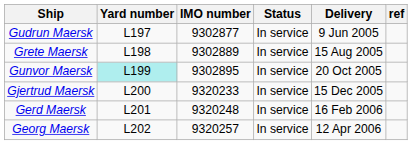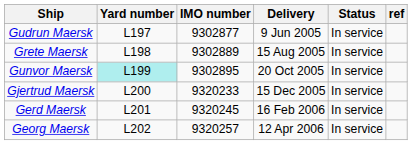columns swapped: (349, 14) <-> (282, 14)
(215, 110) 9320248 -> (215, 110) 9320245
